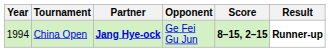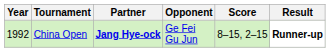(18, 34) 1994 -> (18, 34) 1992
(242, 34) bold -> (242, 34) normal
